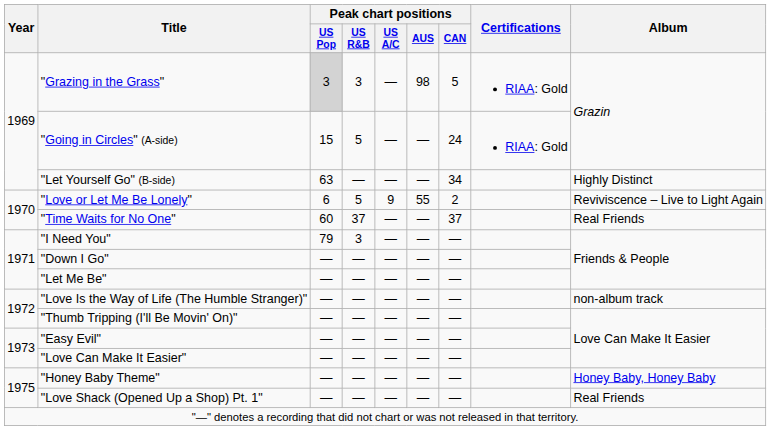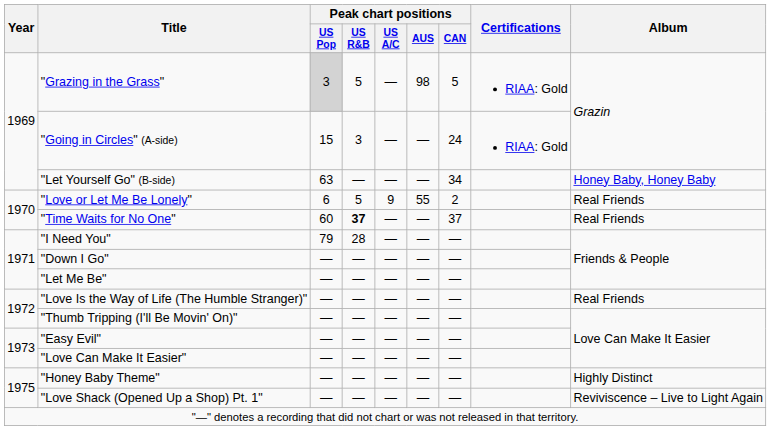(358, 82) 3 -> (358, 82) 5
(358, 140) 5 -> (358, 140) 3
(613, 180) Highly Distinct -> (644, 180) Honey Baby, Honey Baby
(668, 199) Reviviscence – Live to Light Again -> (609, 199) Real Friends
(358, 219) normal -> (358, 219) bold
(358, 239) 3 -> (358, 239) 28
(618, 298) non-album track -> (609, 298) Real Friends
(644, 378) Honey Baby, Honey Baby -> (613, 378) Highly Distinct
(609, 397) Real Friends -> (668, 397) Reviviscence – Live to Light Again
